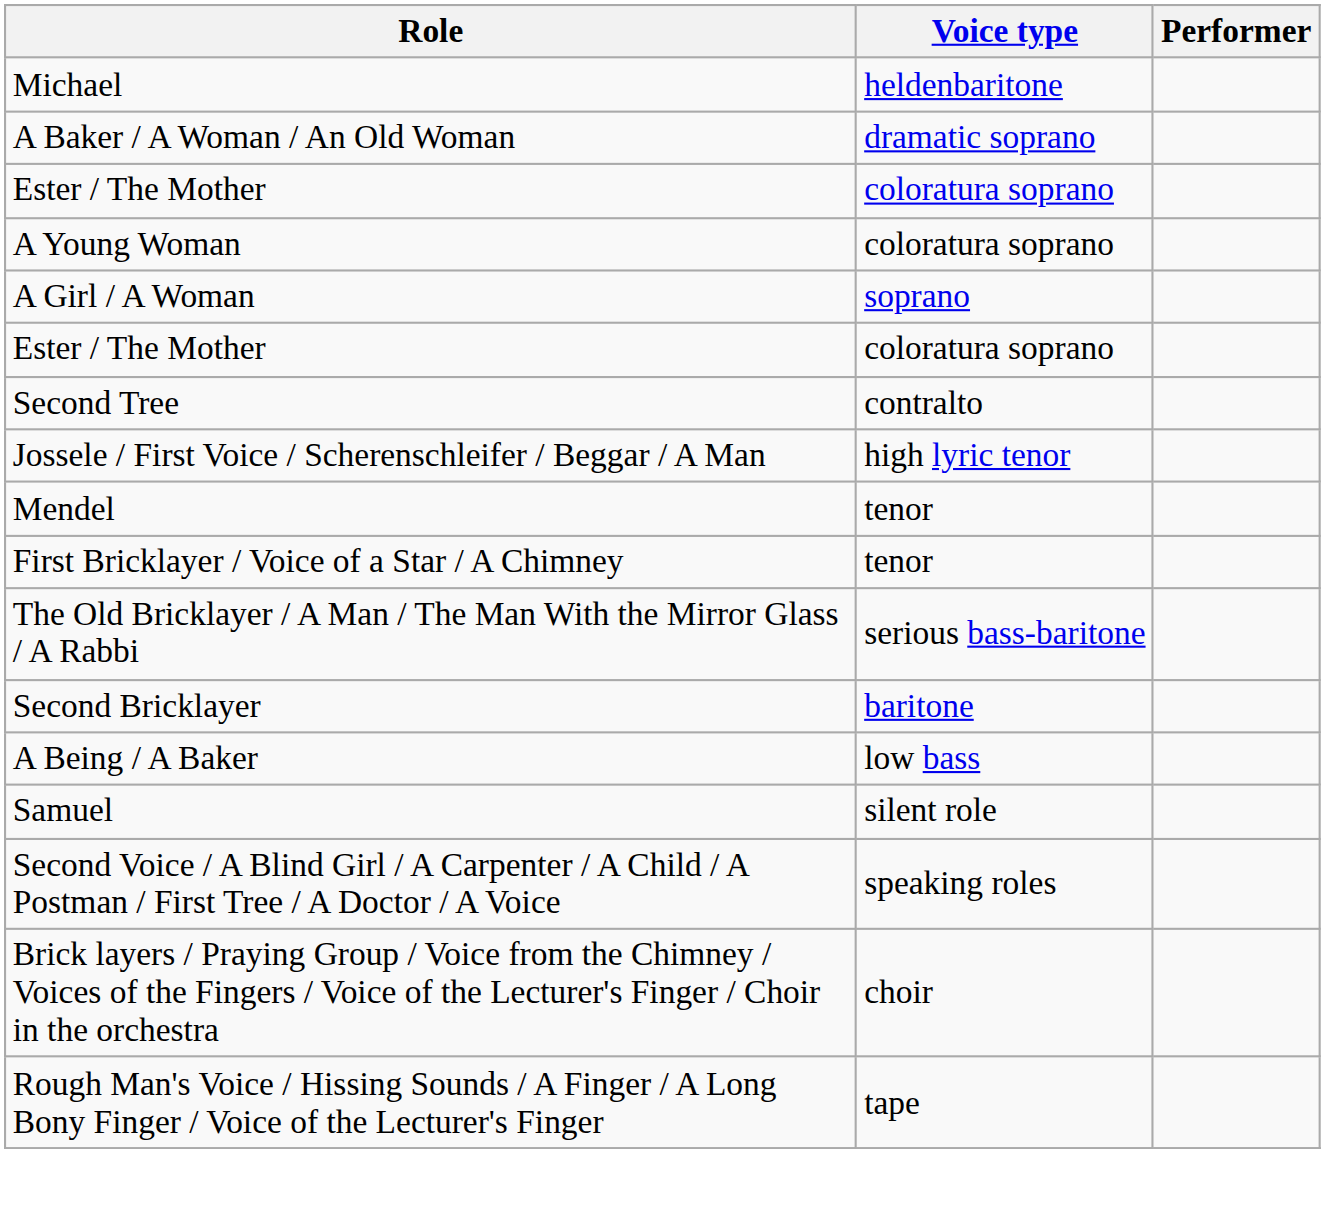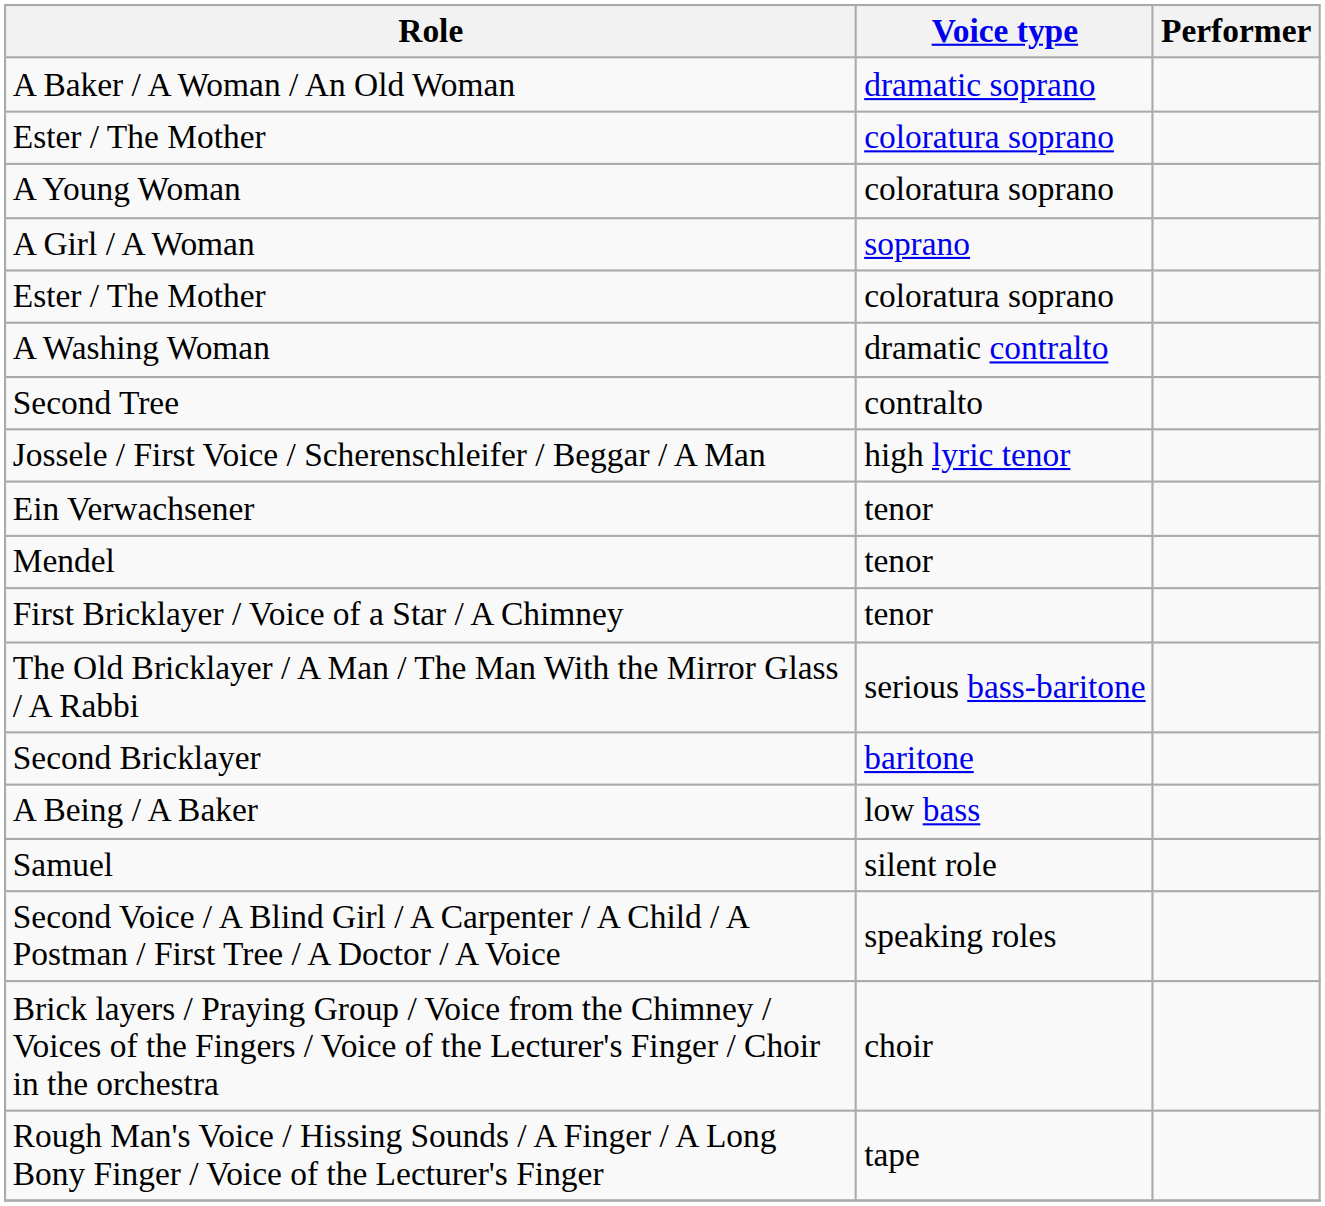- row: (68, 84)
+ row: (141, 349)
+ row: (134, 508)
